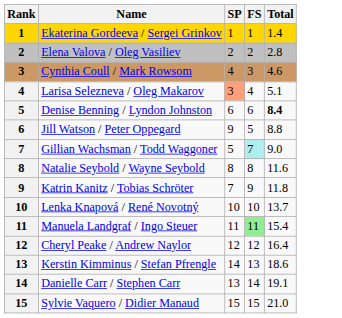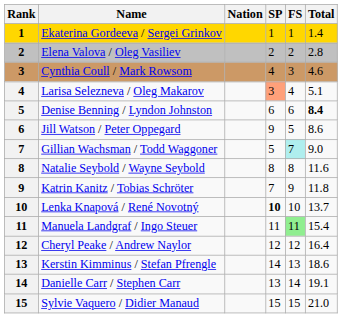+ column: (245, 14)
(275, 129) 8.8 -> (315, 129) 8.6
(234, 206) normal -> (274, 206) bold
